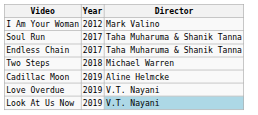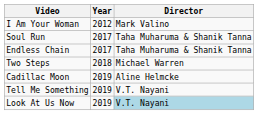- row: (35, 90)
+ row: (47, 90)
